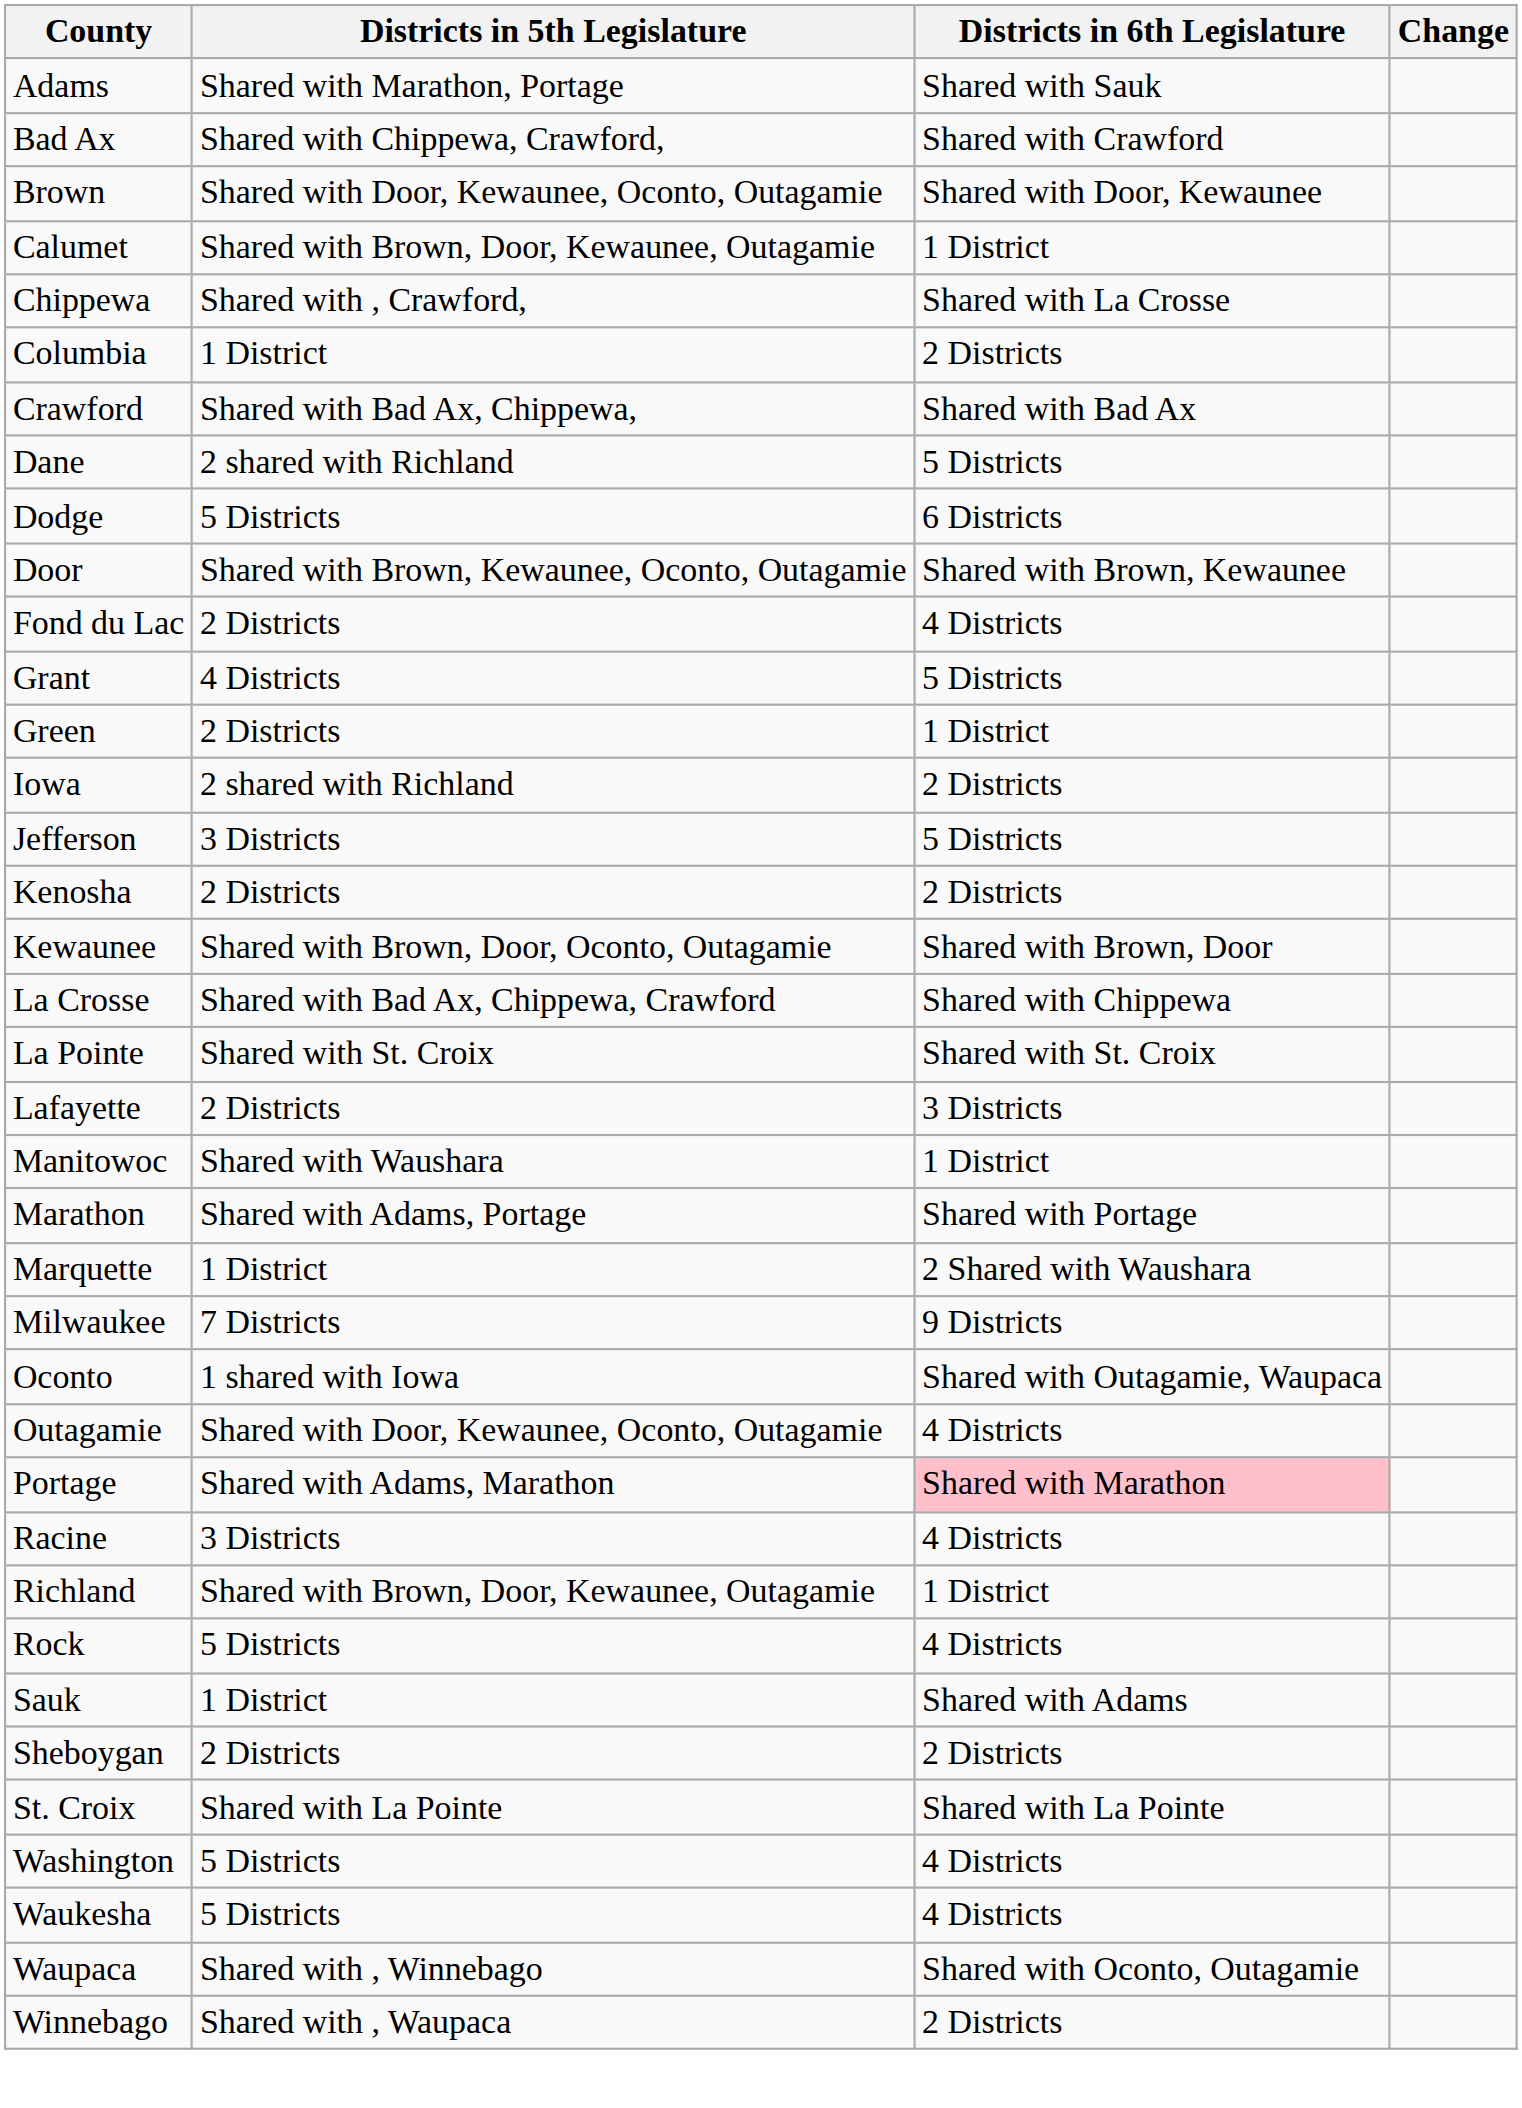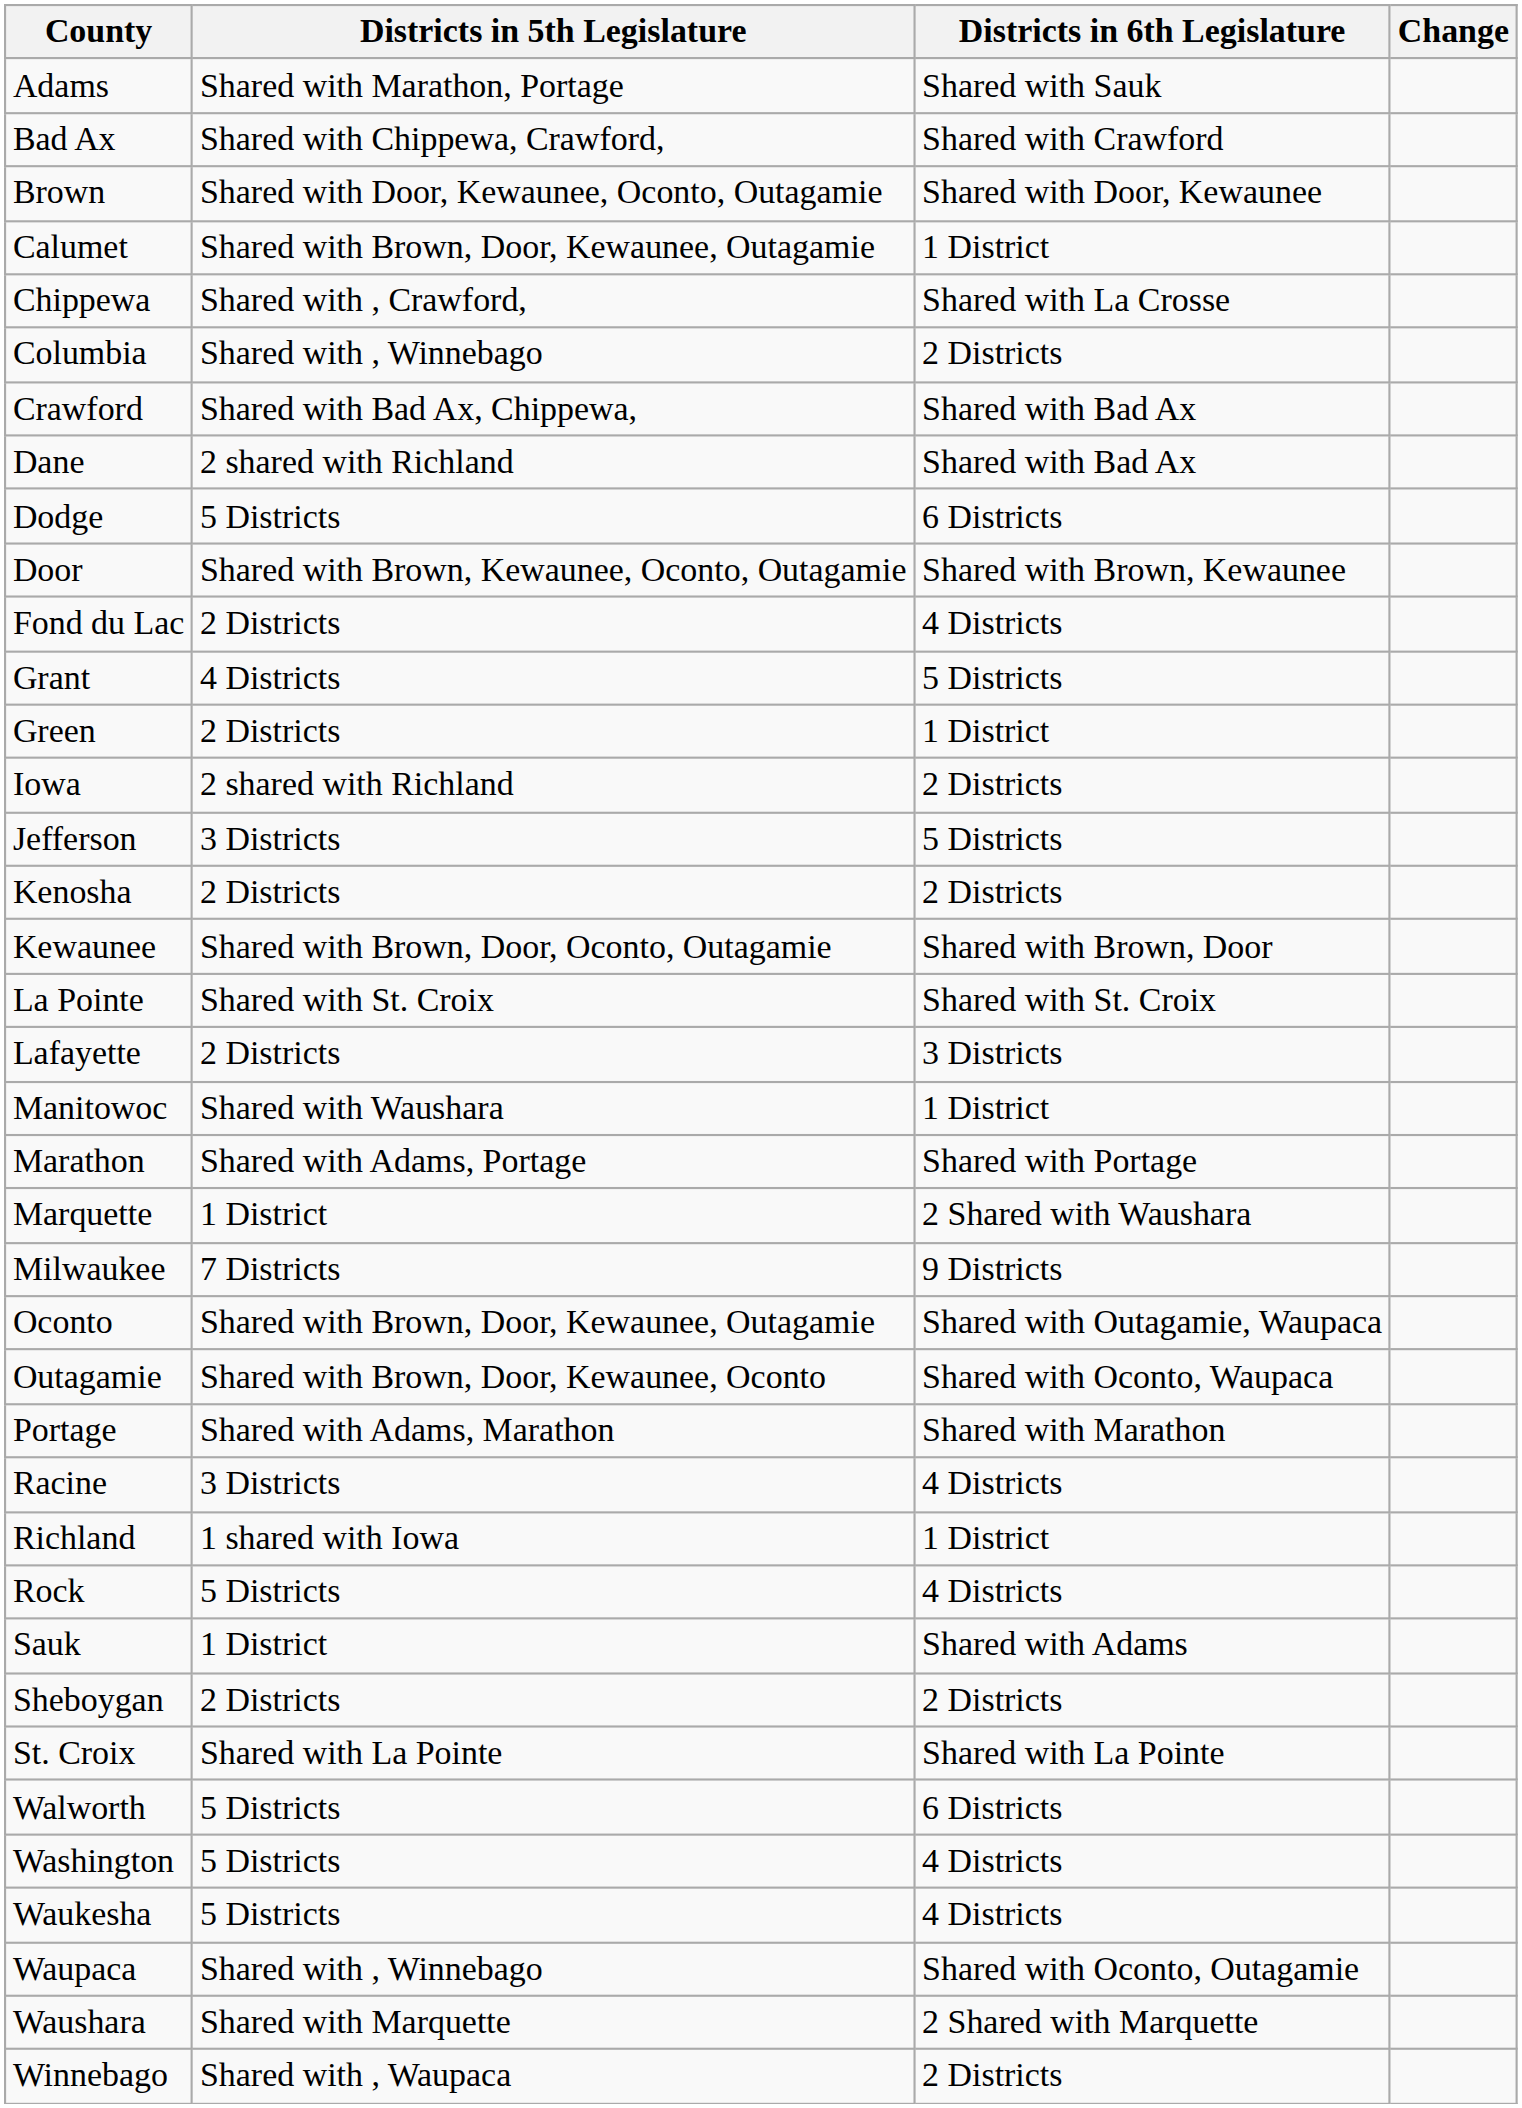(264, 354) 1 District -> (371, 354) Shared with , Winnebago
(992, 461) 5 Districts -> (1059, 461) Shared with Bad Ax
- row: (81, 999)
(329, 1376) 1 shared with Iowa -> (537, 1322) Shared with Brown, Door, Kewaunee, Outagamie
(541, 1430) Shared with Door, Kewaunee, Oconto, Outagamie -> (513, 1376) Shared with Brown, Door, Kewaunee, Oconto
(992, 1430) 4 Districts -> (1128, 1376) Shared with Oconto, Waupaca
(1074, 1483) pink background -> (1074, 1430) no background
(537, 1591) Shared with Brown, Door, Kewaunee, Outagamie -> (329, 1537) 1 shared with Iowa
+ row: (79, 1806)
+ row: (79, 2021)
